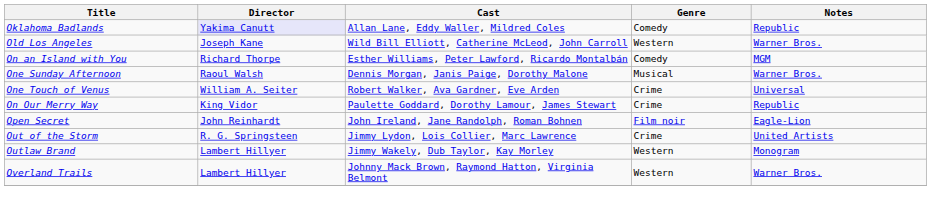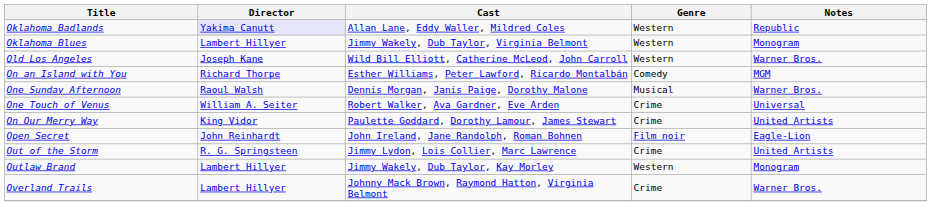(651, 28) Comedy -> (654, 28) Western
+ row: (47, 43)
(776, 105) Republic -> (793, 120) United Artists
(654, 172) Western -> (648, 188) Crime
